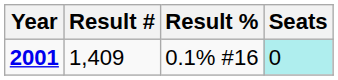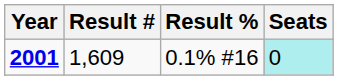(97, 57) 1,409 -> (97, 57) 1,609
